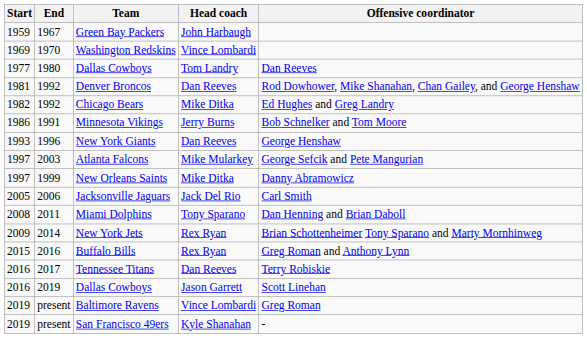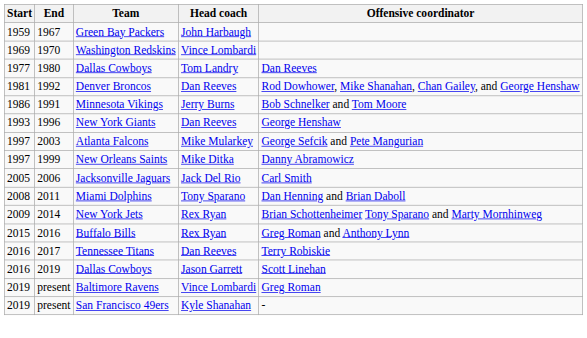- row: (49, 104)
